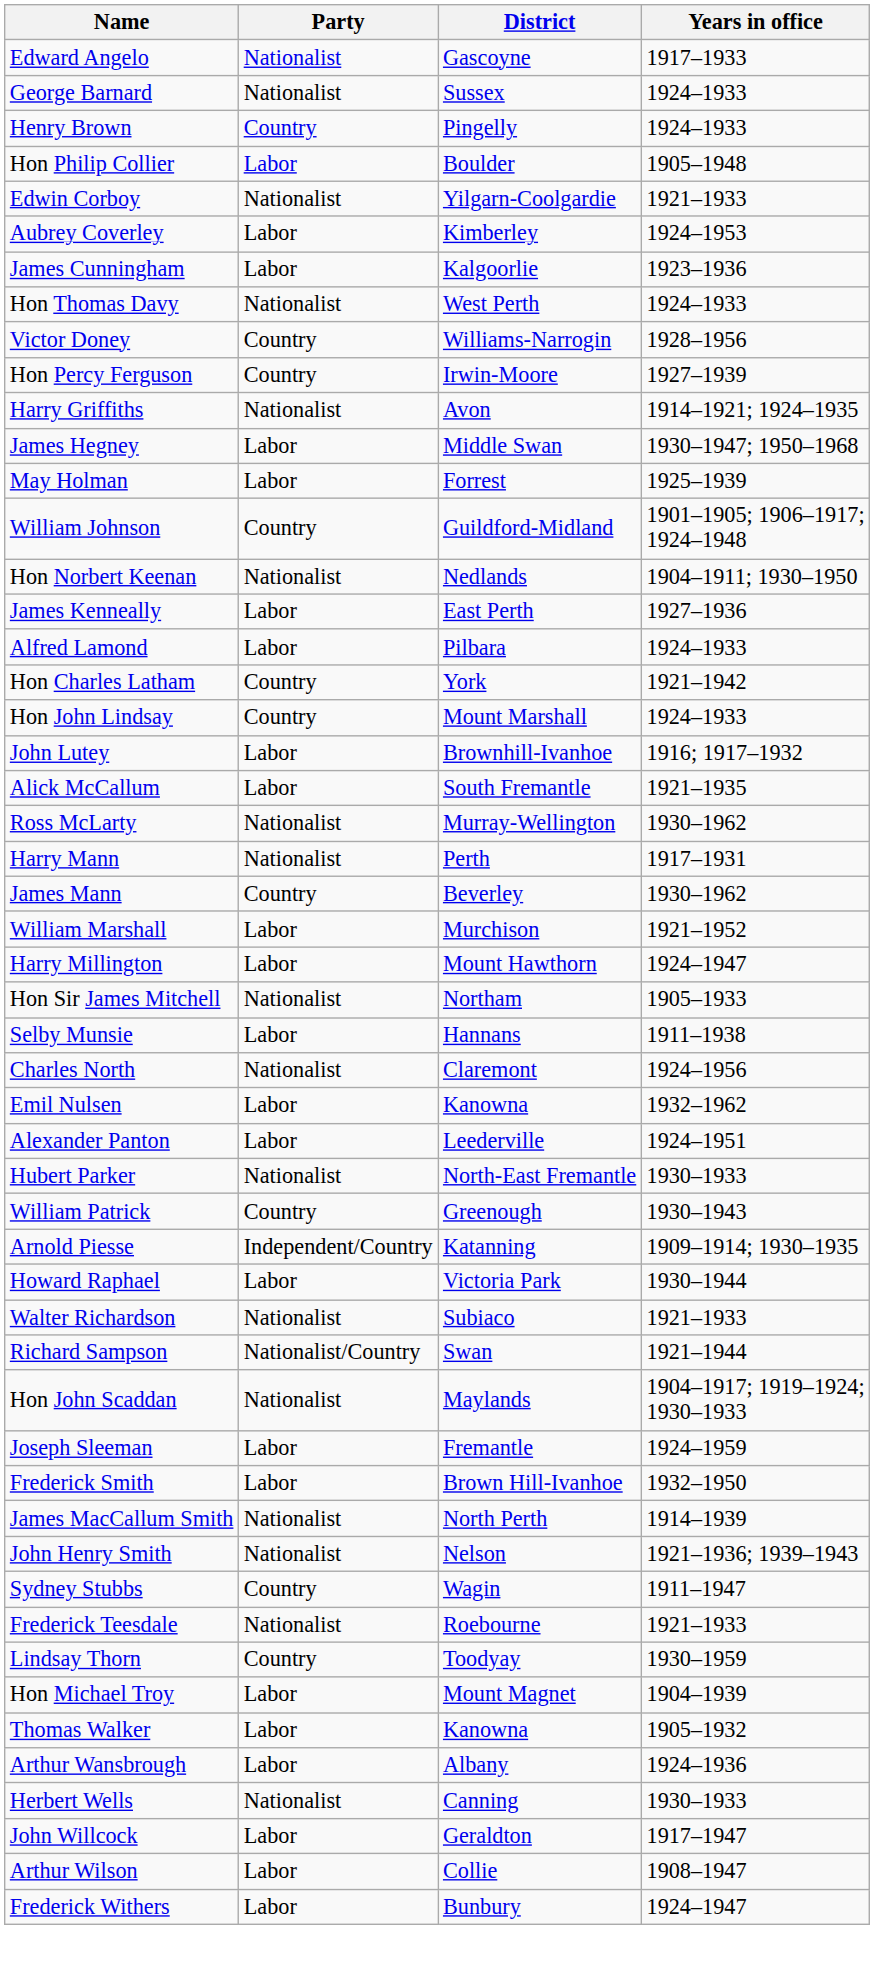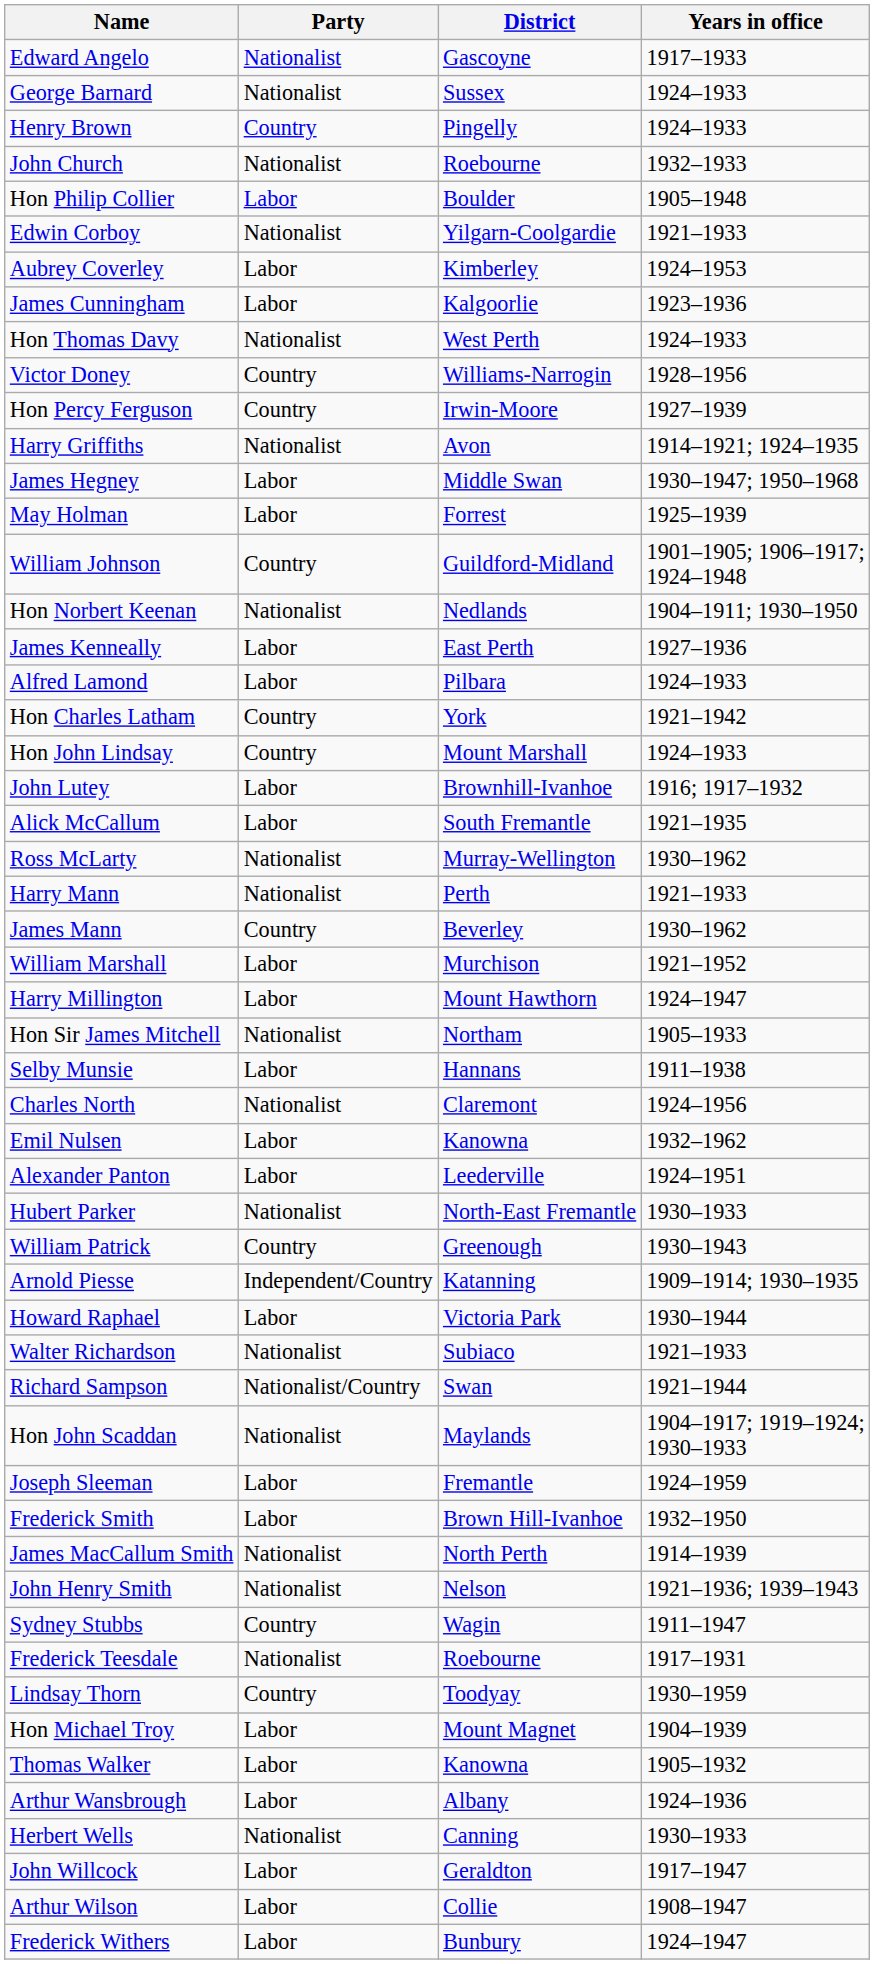+ row: (66, 163)
(697, 858) 1917–1931 -> (697, 893) 1921–1933
(697, 1624) 1921–1933 -> (697, 1659) 1917–1931
